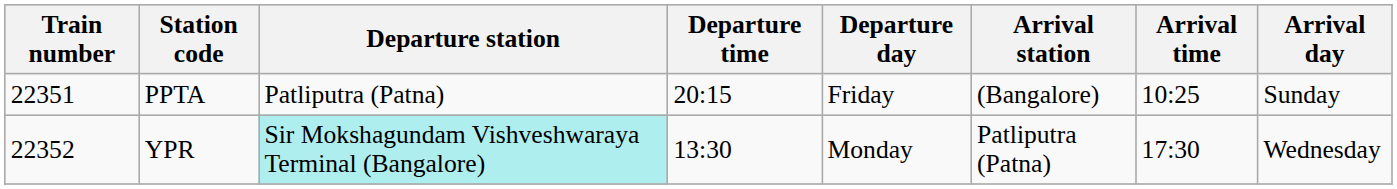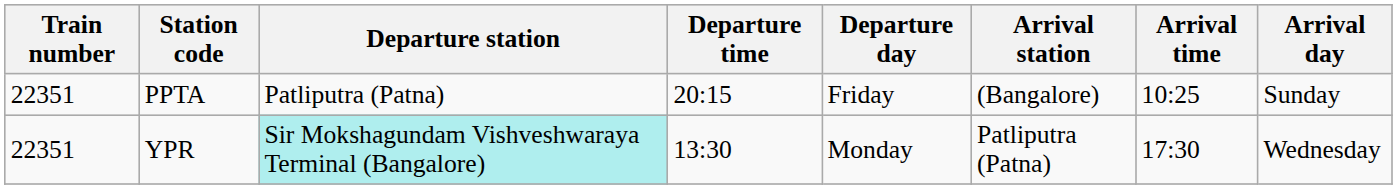(43, 149) 22352 -> (43, 149) 22351
